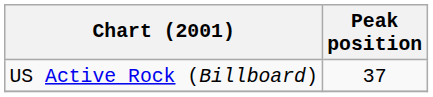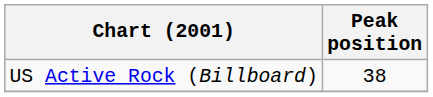(375, 76) 37 -> (375, 76) 38
